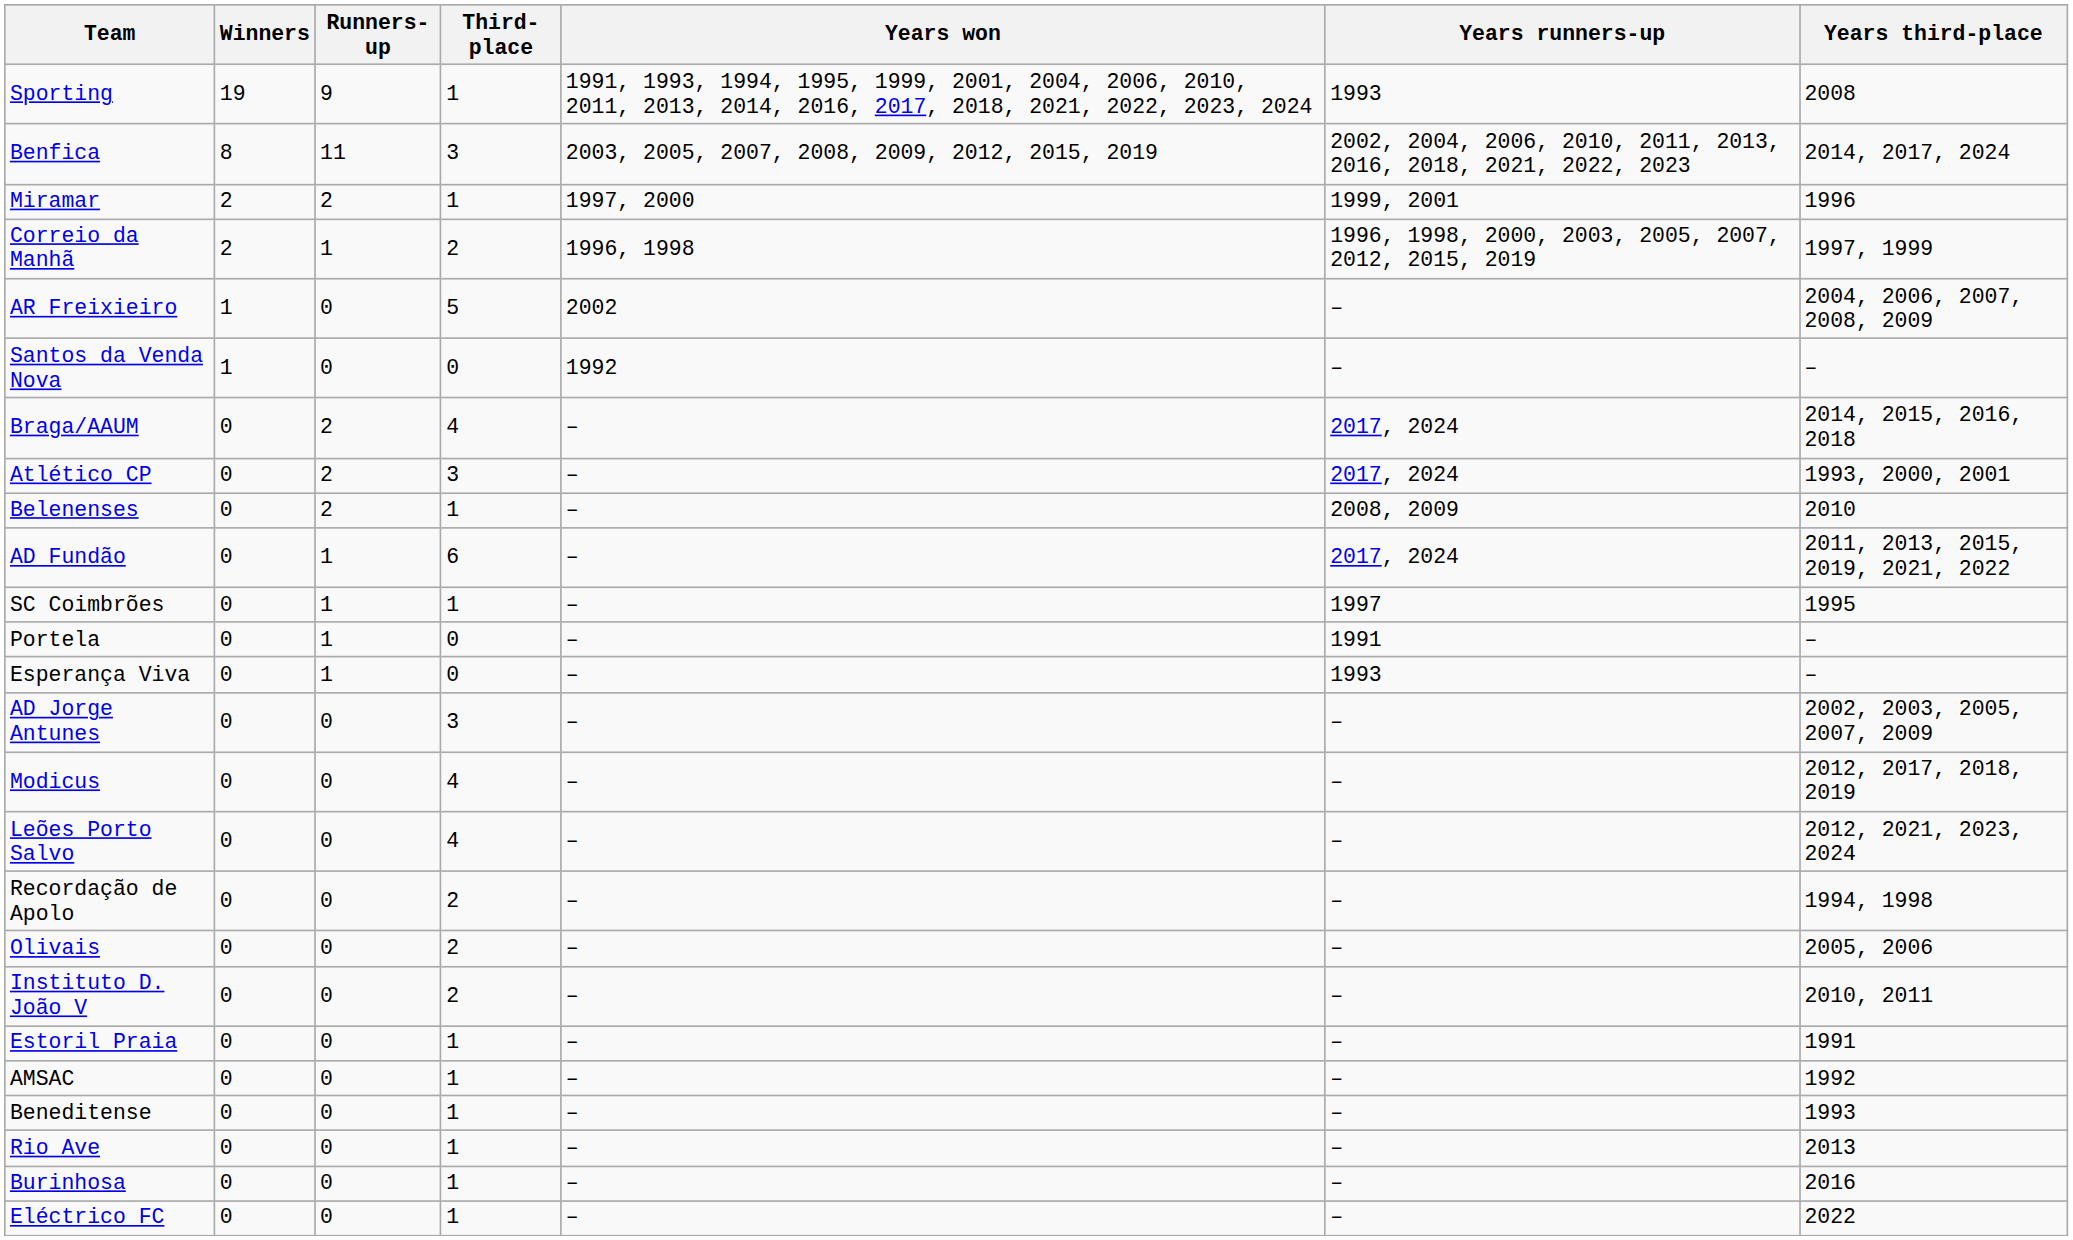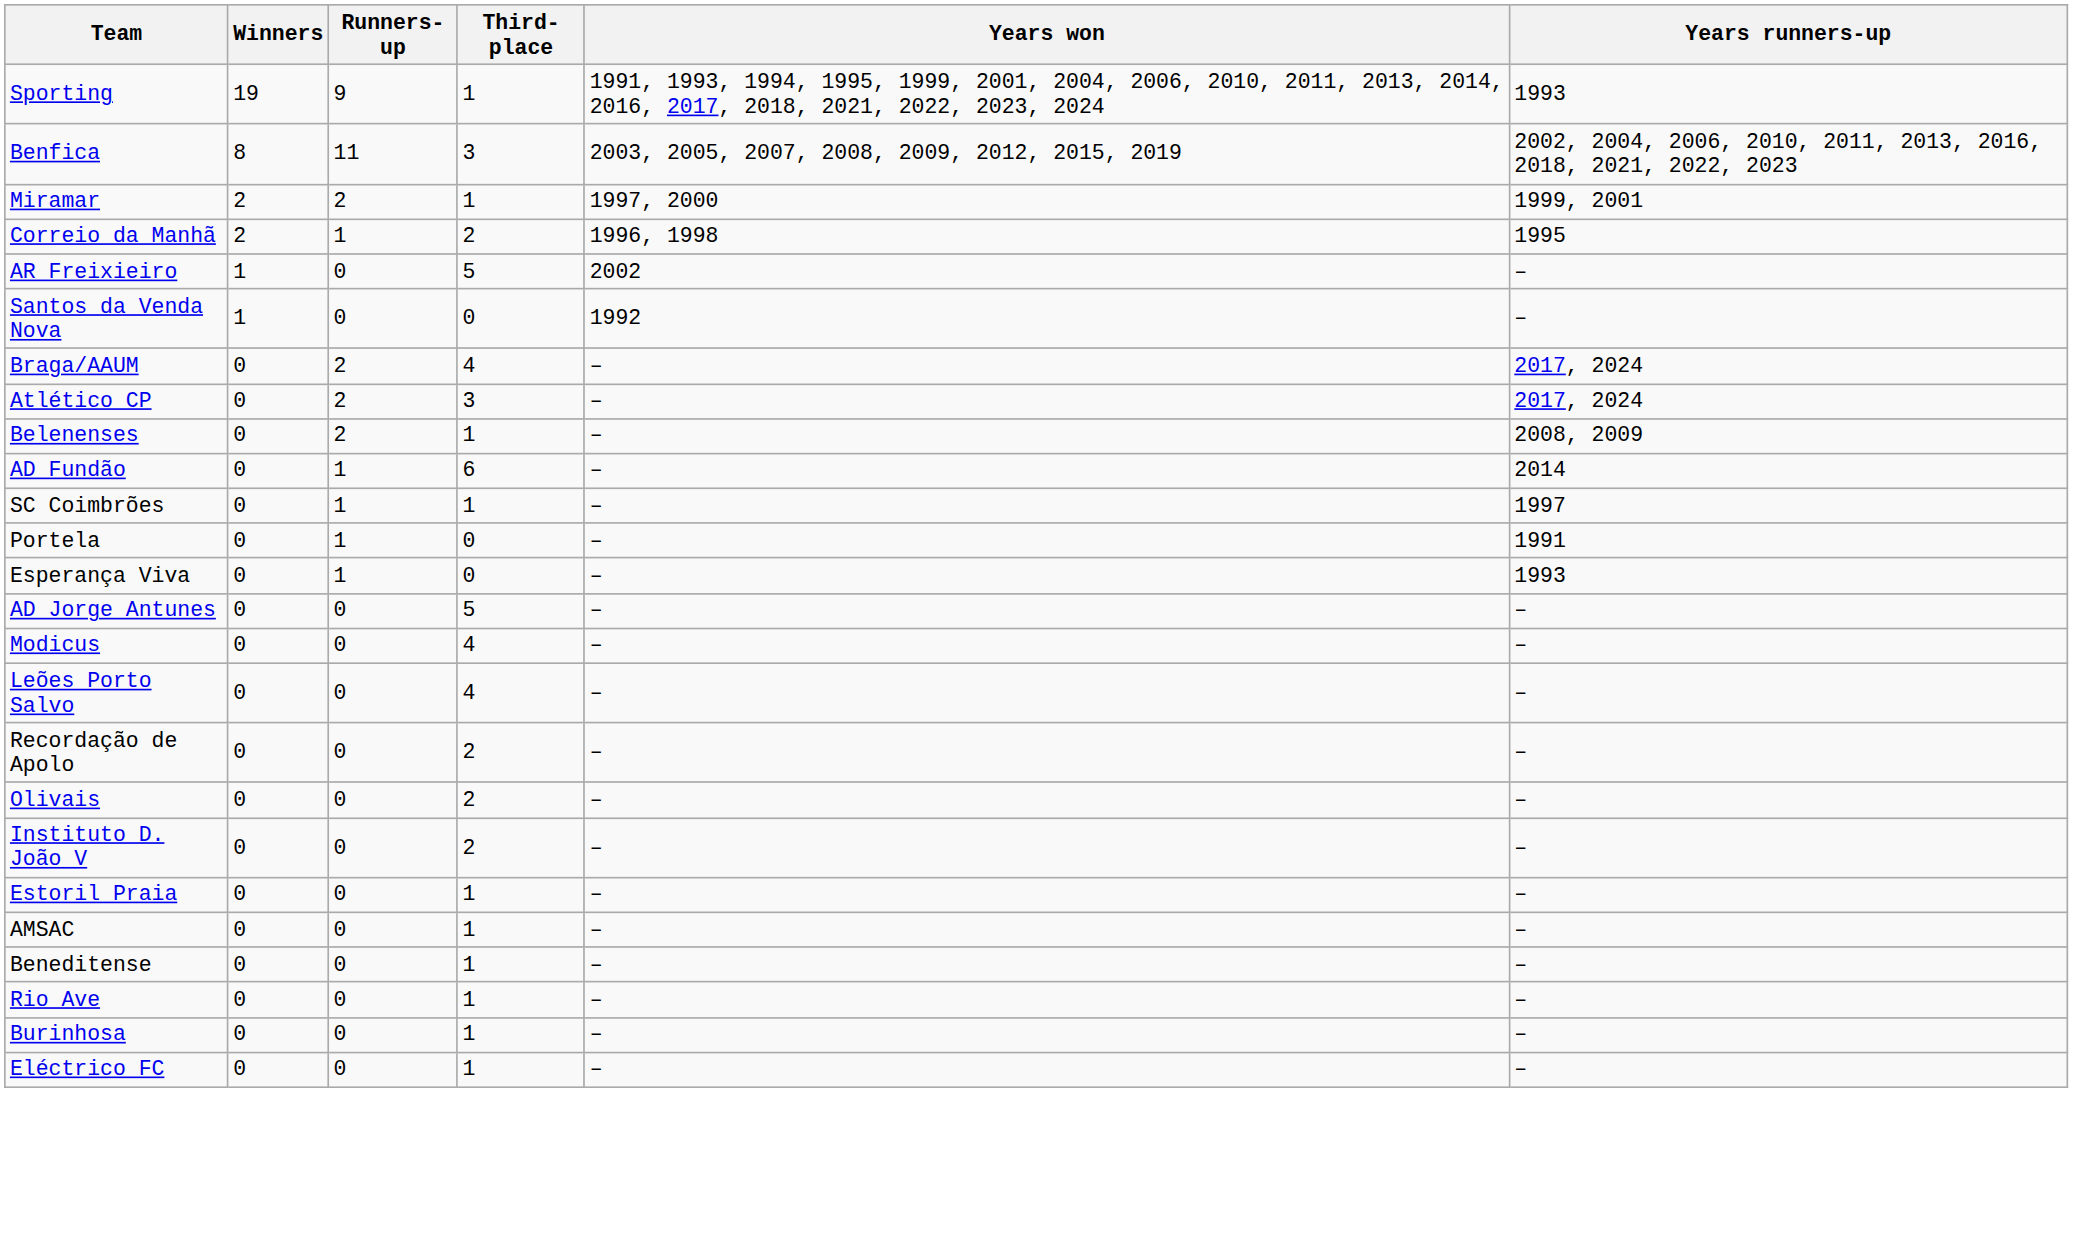- column: (1933, 35)
(1555, 249) 1996, 1998, 2000, 2003, 2005, 2007, 2012, 2015, 2019 -> (1540, 236) 1995
(1395, 558) 2017, 2024 -> (1540, 471) 2014
(453, 722) 3 -> (469, 611) 5
